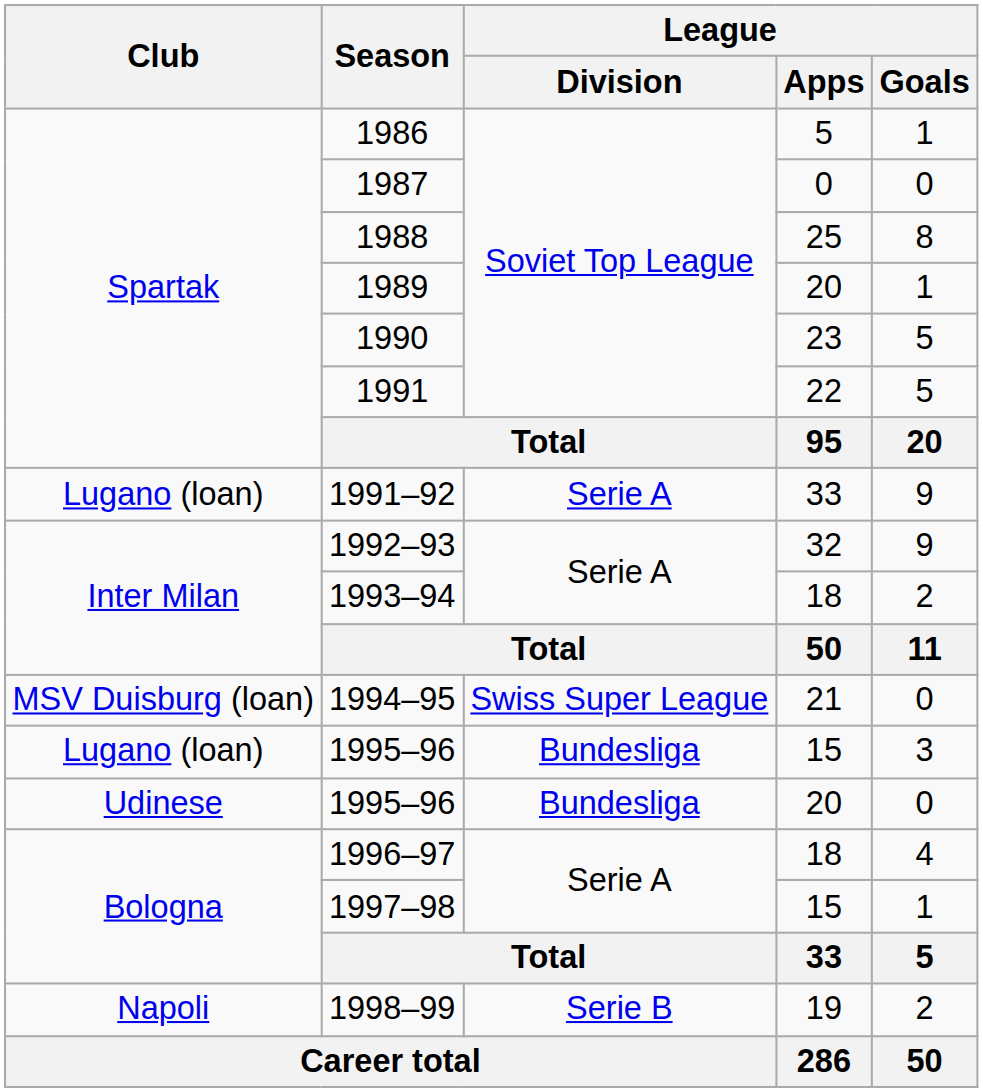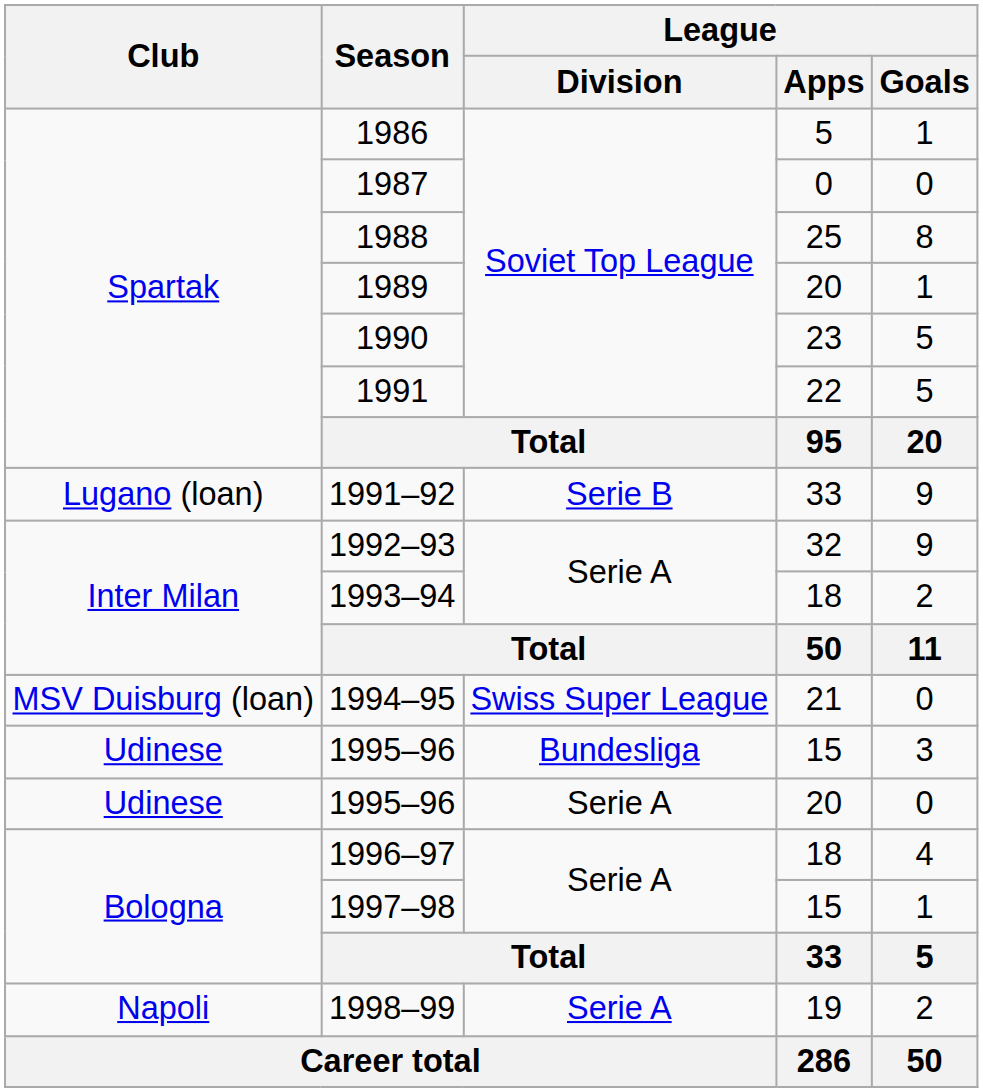(619, 493) Serie A -> (619, 493) Serie B
(163, 751) Lugano (loan) -> (163, 751) Udinese
(619, 802) Bundesliga -> (619, 802) Serie A
(619, 1008) Serie B -> (619, 1008) Serie A
